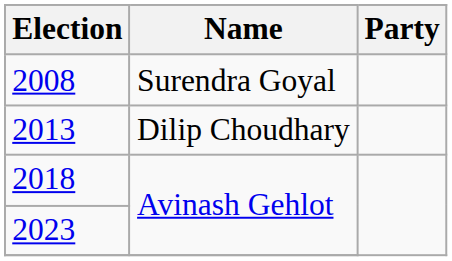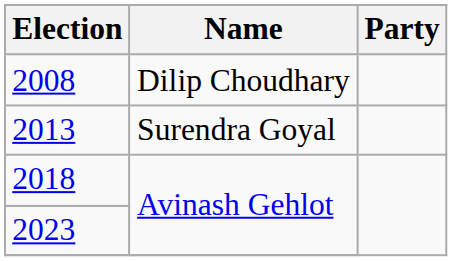(236, 79) Surendra Goyal -> (243, 79) Dilip Choudhary
(243, 129) Dilip Choudhary -> (236, 129) Surendra Goyal
